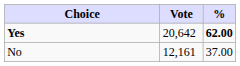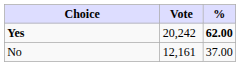(179, 33) 20,642 -> (179, 33) 20,242
